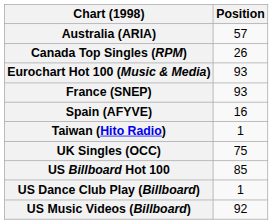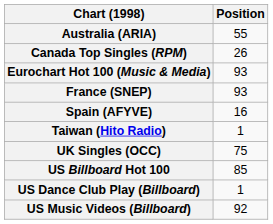(241, 33) 57 -> (241, 33) 55
